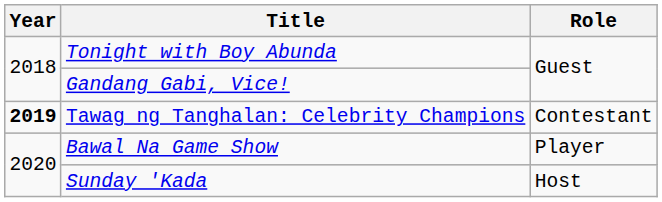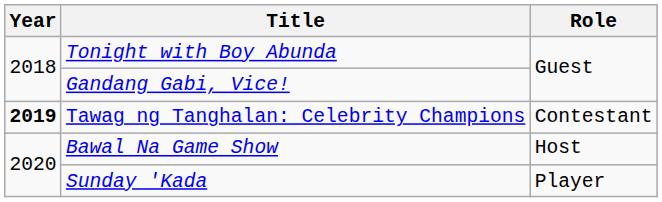(570, 149) Player -> (558, 149) Host
(558, 181) Host -> (570, 181) Player
